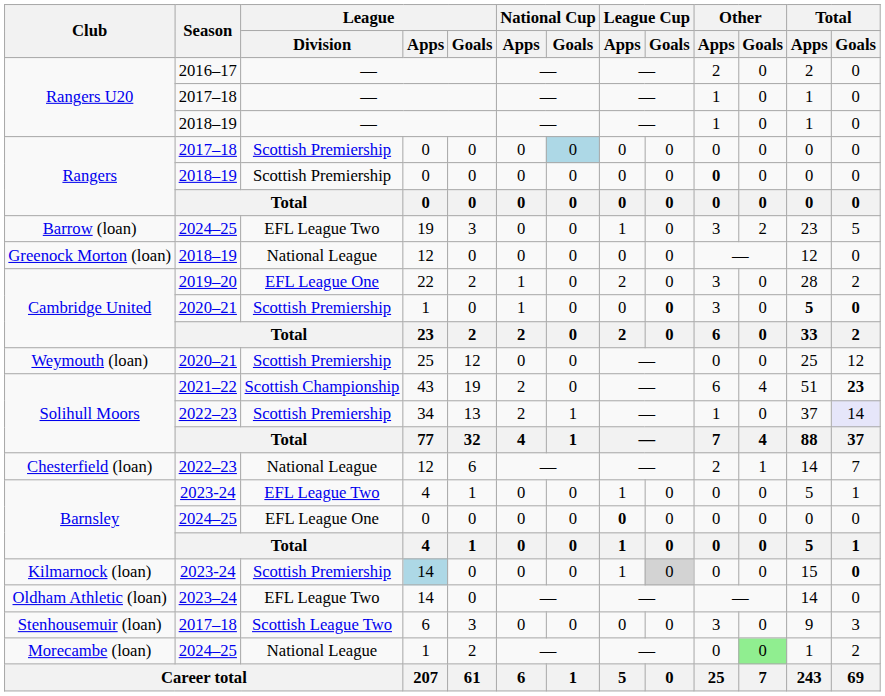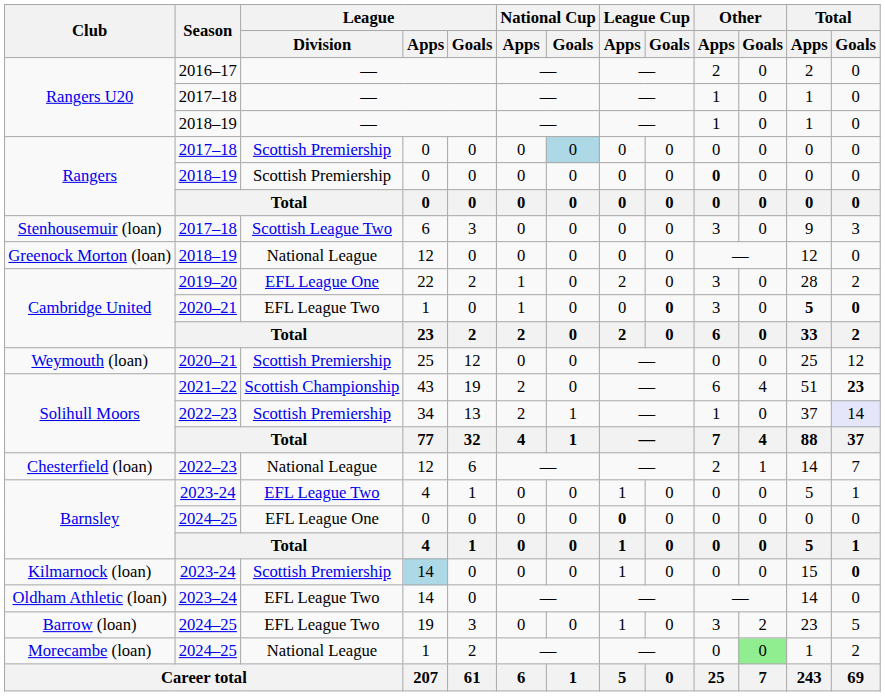rows swapped: (90, 624) <-> (90, 228)
(322, 307) Scottish Premiership -> (322, 307) EFL League Two
(669, 571) lightgrey background -> (669, 571) no background
